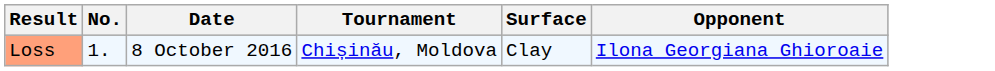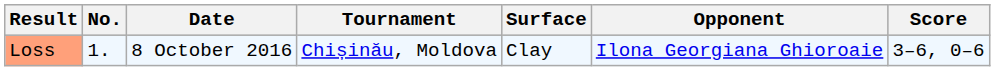+ column: (939, 20)
